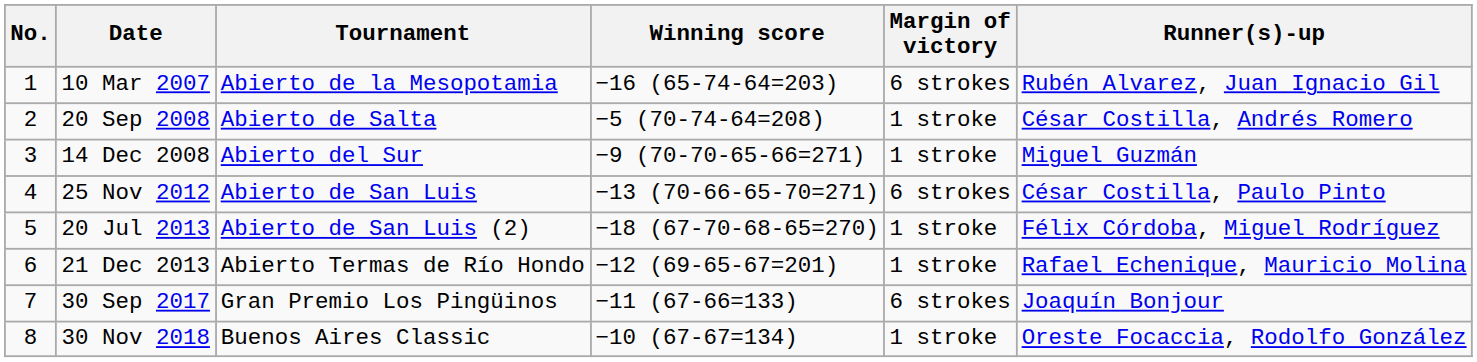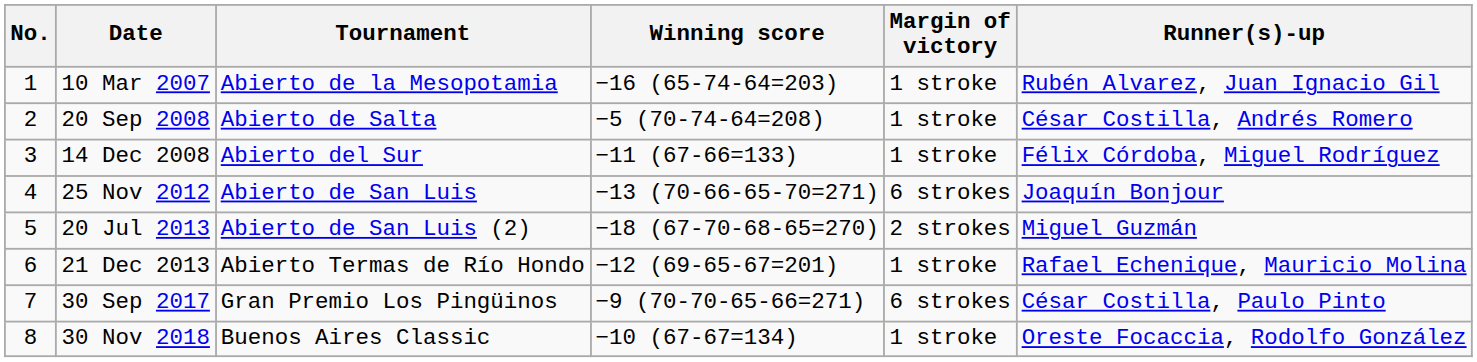(950, 85) 6 strokes -> (943, 85) 1 stroke
(730, 158) −9 (70-70-65-66=271) -> (697, 158) −11 (67-66=133)
(1109, 158) Miguel Guzmán -> (1231, 158) Félix Córdoba, Miguel Rodríguez
(1204, 194) César Costilla, Paulo Pinto -> (1123, 194) Joaquín Bonjour
(943, 230) 1 stroke -> (950, 230) 2 strokes
(1231, 230) Félix Córdoba, Miguel Rodríguez -> (1109, 230) Miguel Guzmán
(697, 303) −11 (67-66=133) -> (730, 303) −9 (70-70-65-66=271)
(1123, 303) Joaquín Bonjour -> (1204, 303) César Costilla, Paulo Pinto
